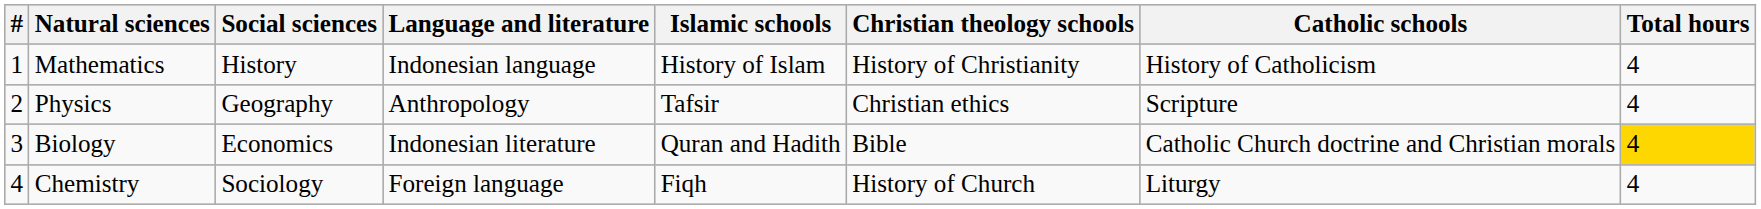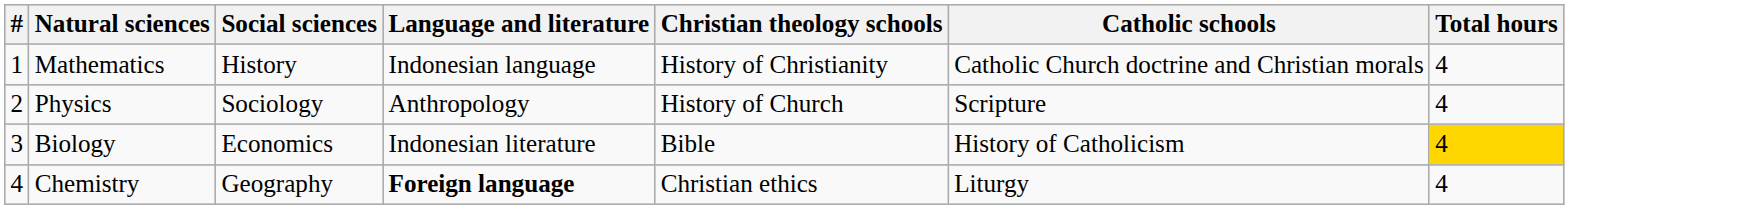- column: (751, 24)
(1261, 64) History of Catholicism -> (1189, 64) Catholic Church doctrine and Christian morals
(277, 104) Geography -> (272, 104) Sociology
(931, 104) Christian ethics -> (752, 104) History of Church
(1380, 143) Catholic Church doctrine and Christian morals -> (1069, 143) History of Catholicism
(272, 183) Sociology -> (277, 183) Geography
(476, 183) normal -> (481, 183) bold
(944, 183) History of Church -> (739, 183) Christian ethics
